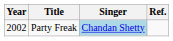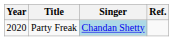(17, 28) 2002 -> (17, 28) 2020
